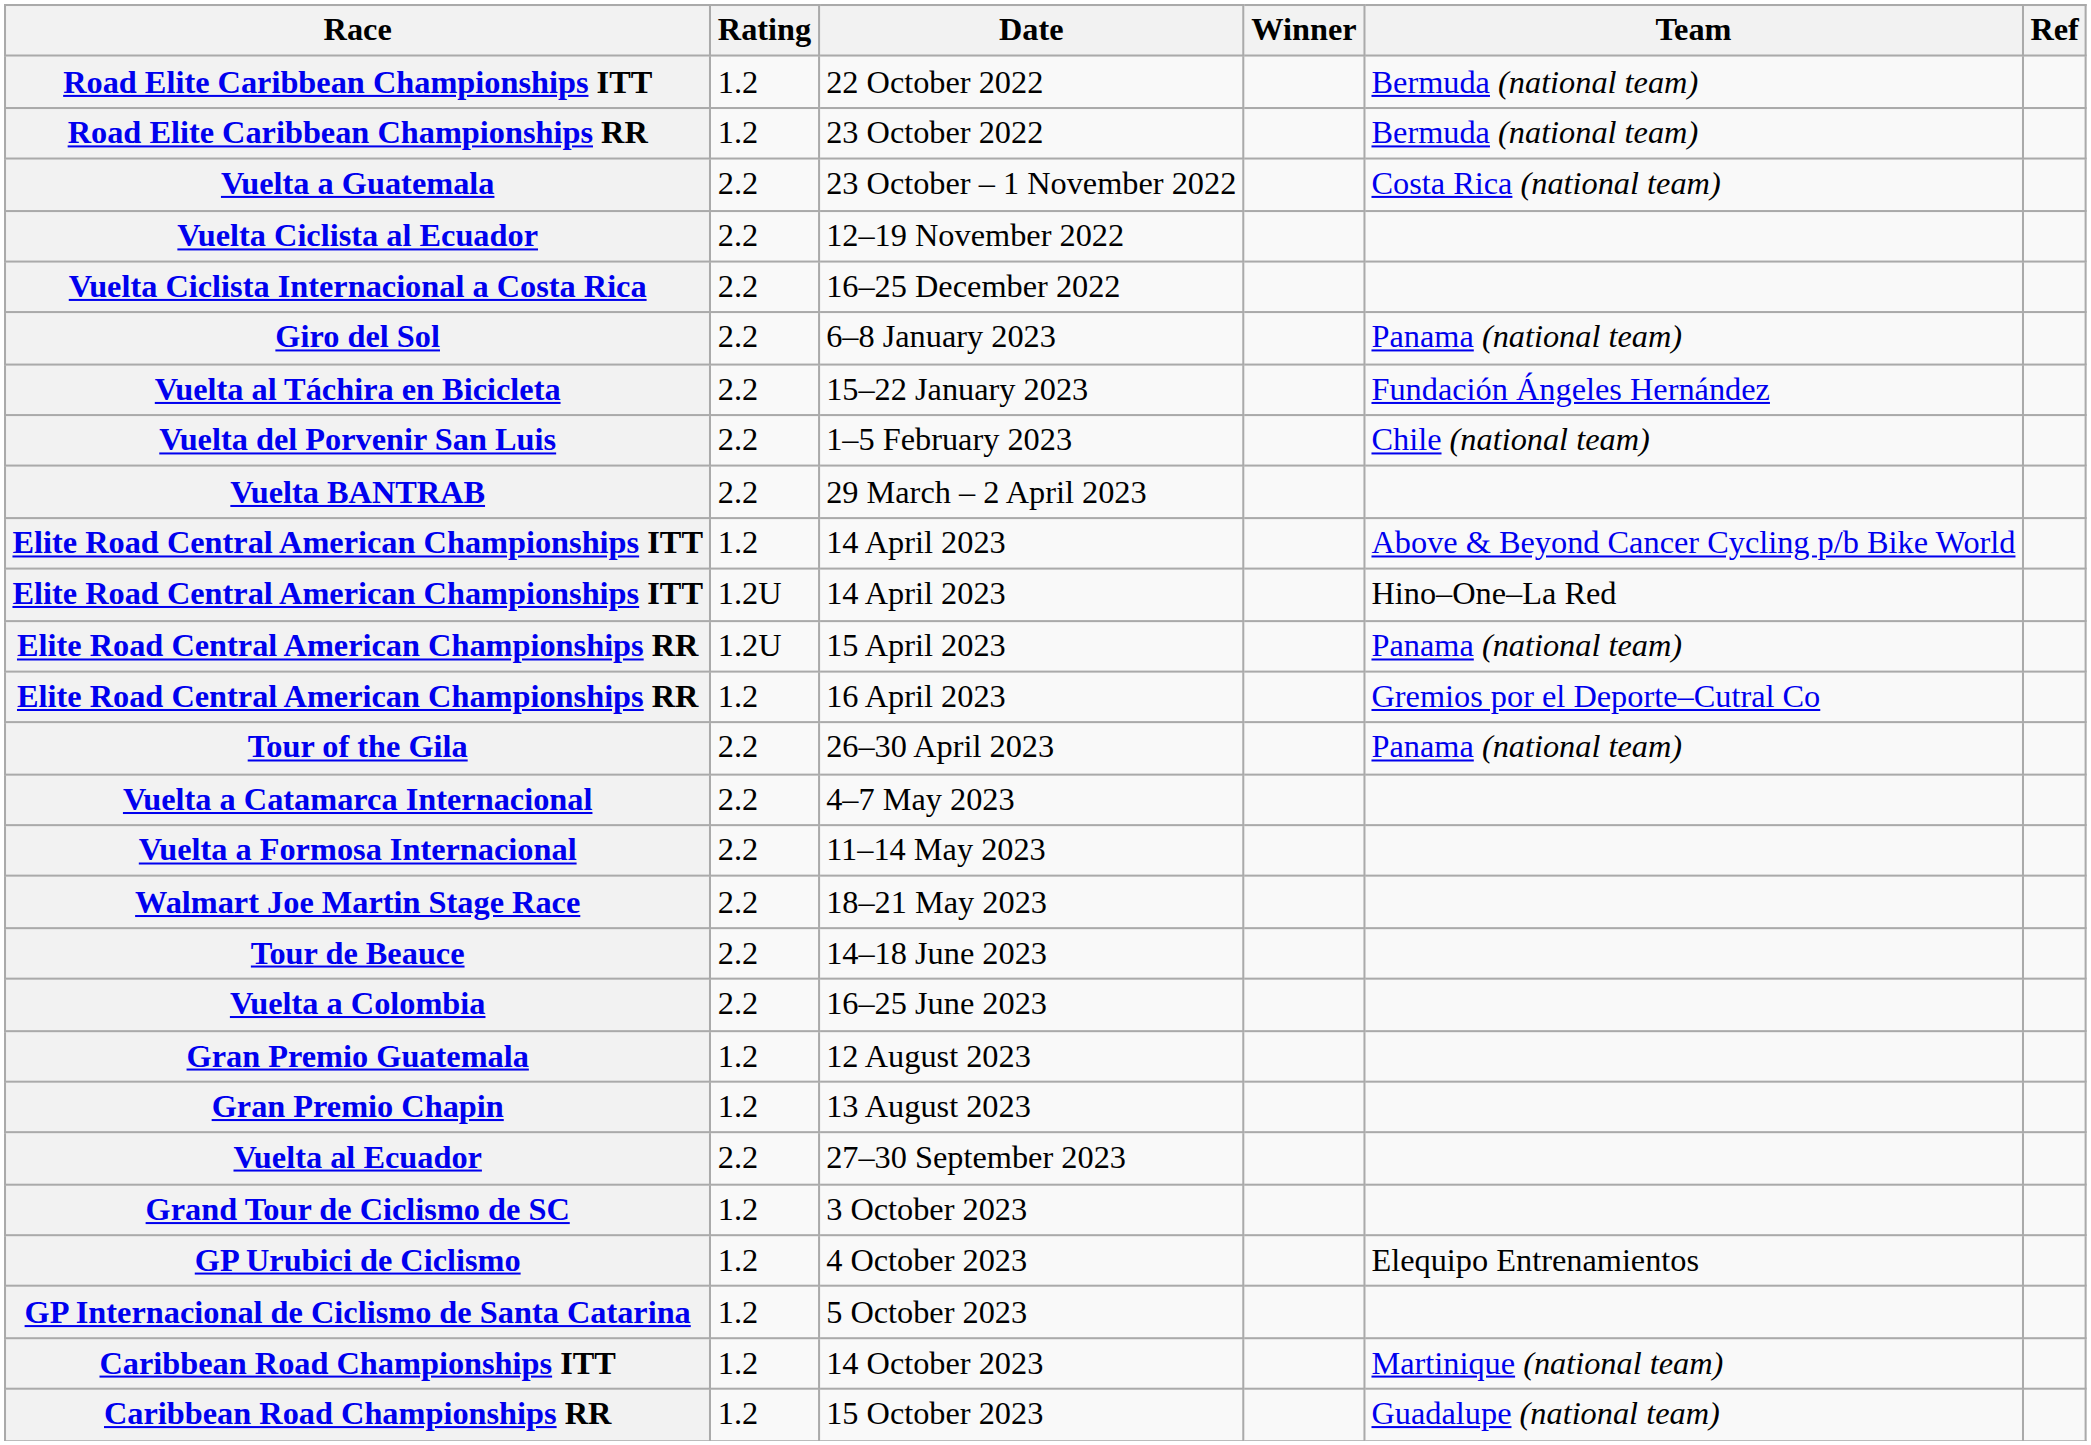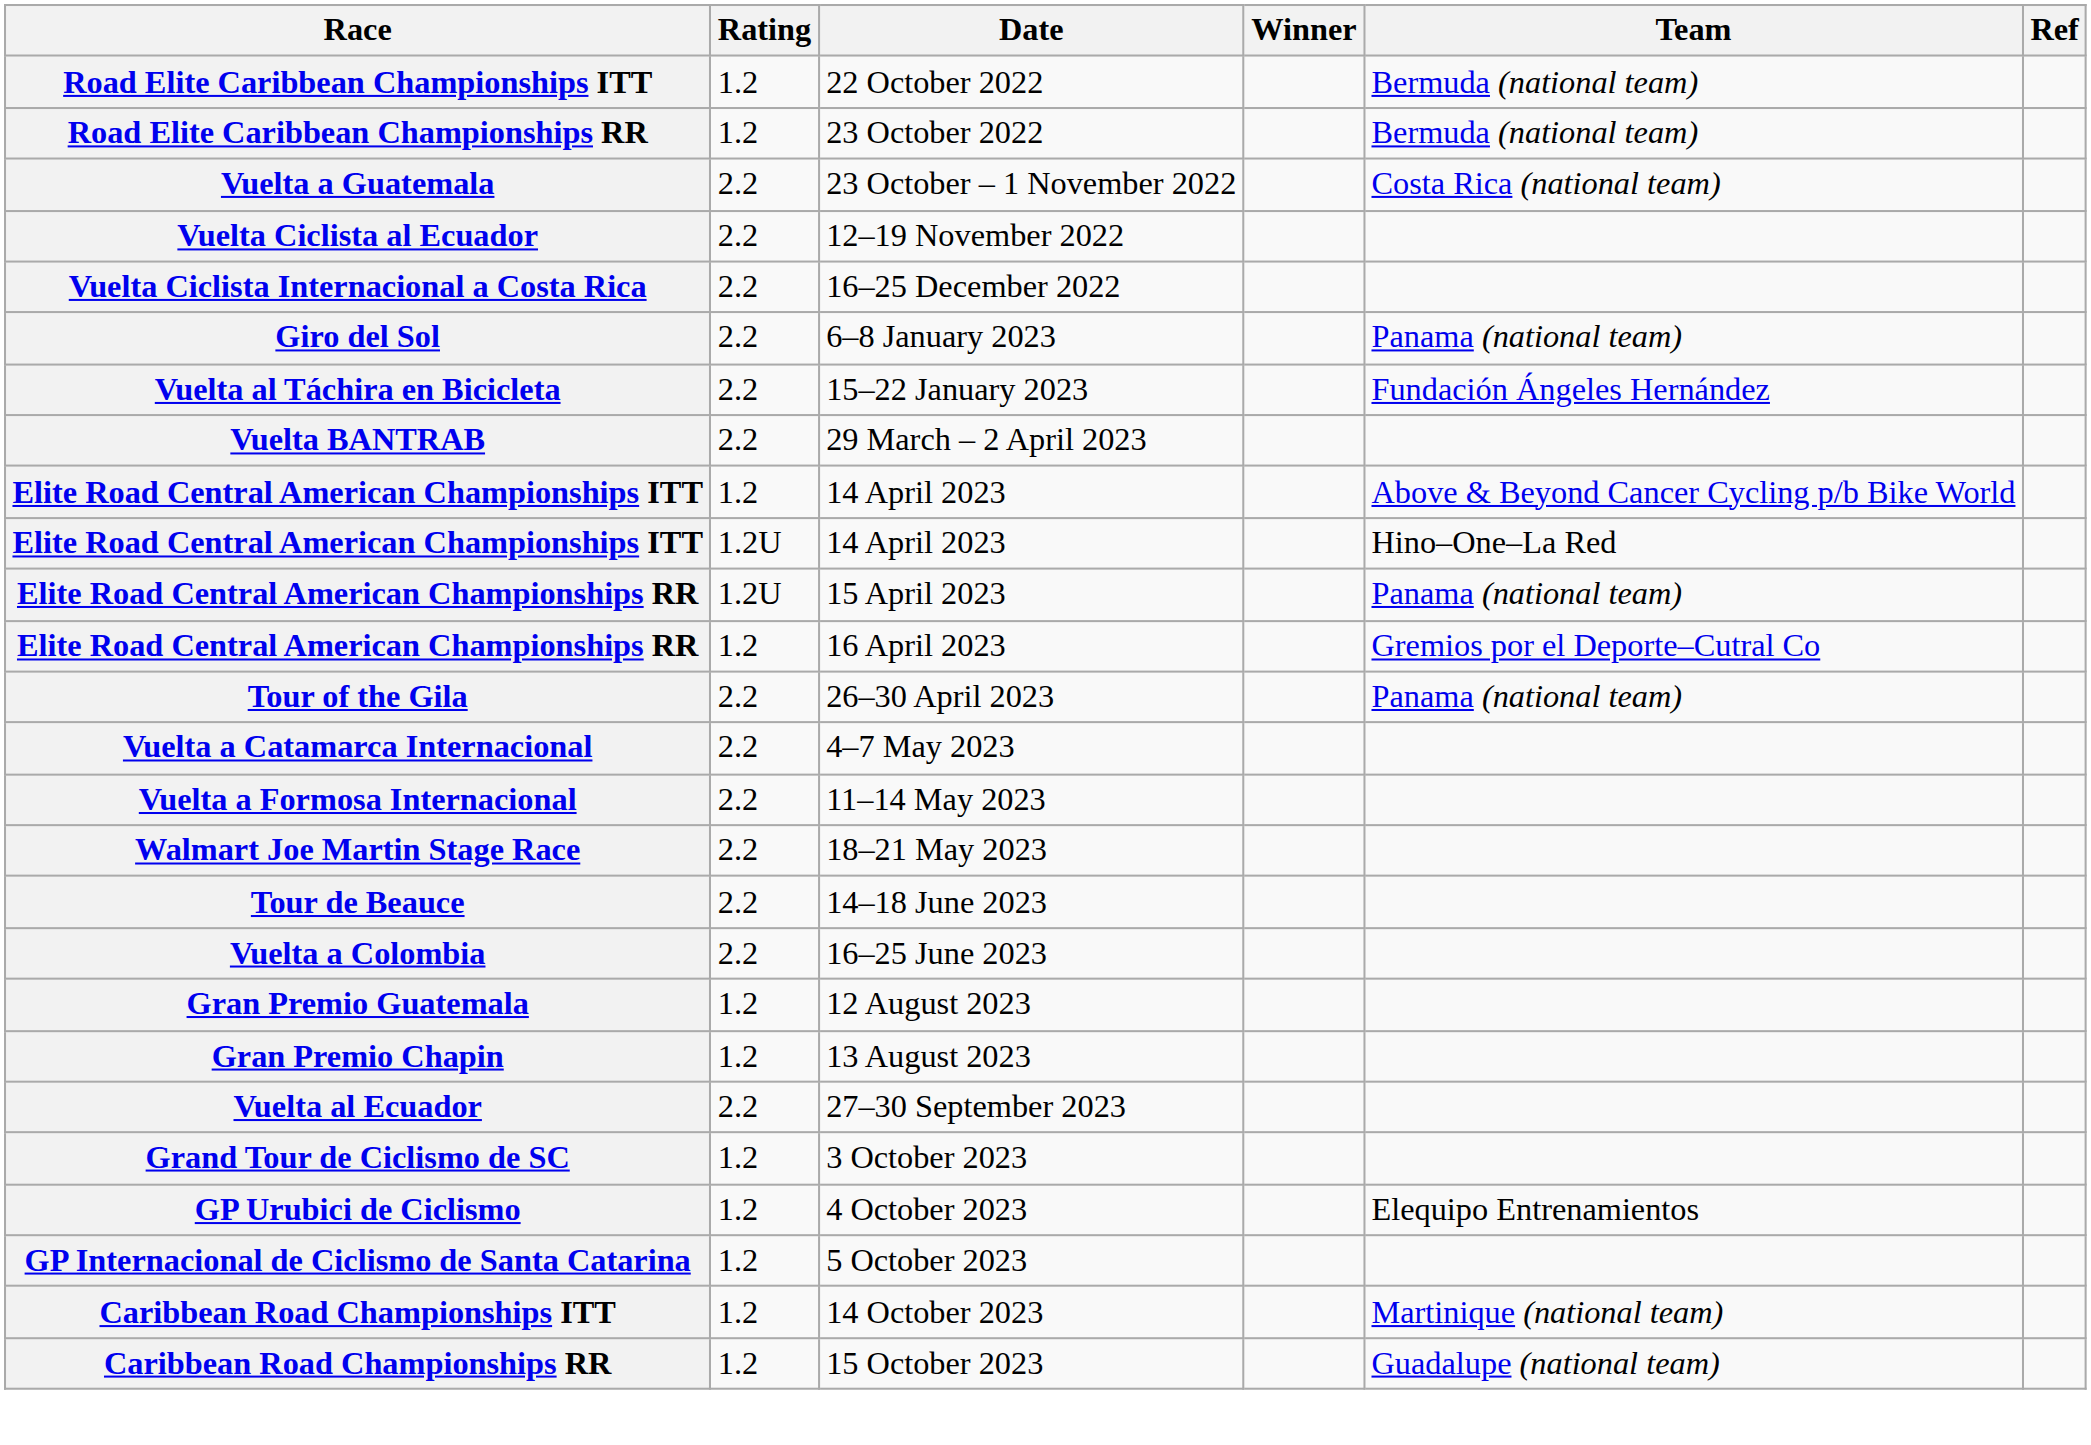- row: (358, 440)
